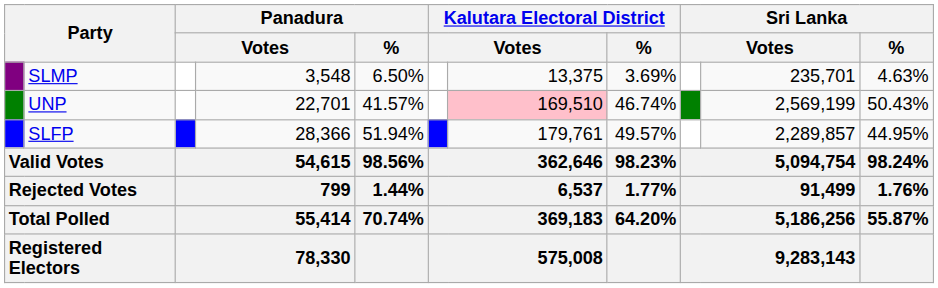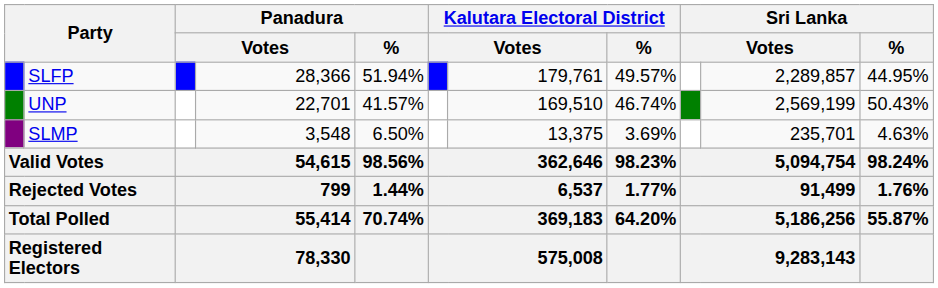rows swapped: (51, 133) <-> (53, 76)
(570, 104) pink background -> (570, 104) no background
